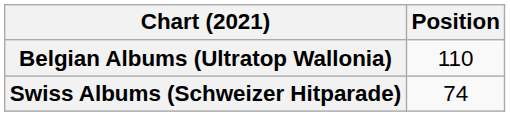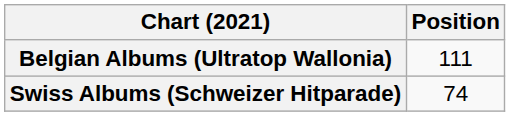(456, 57) 110 -> (456, 57) 111
